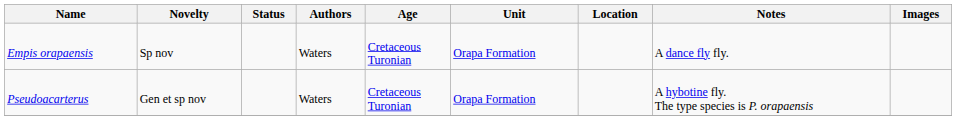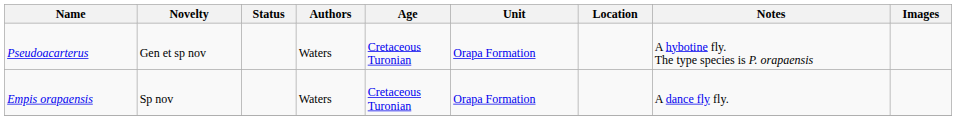rows swapped: (50, 53) <-> (48, 99)
